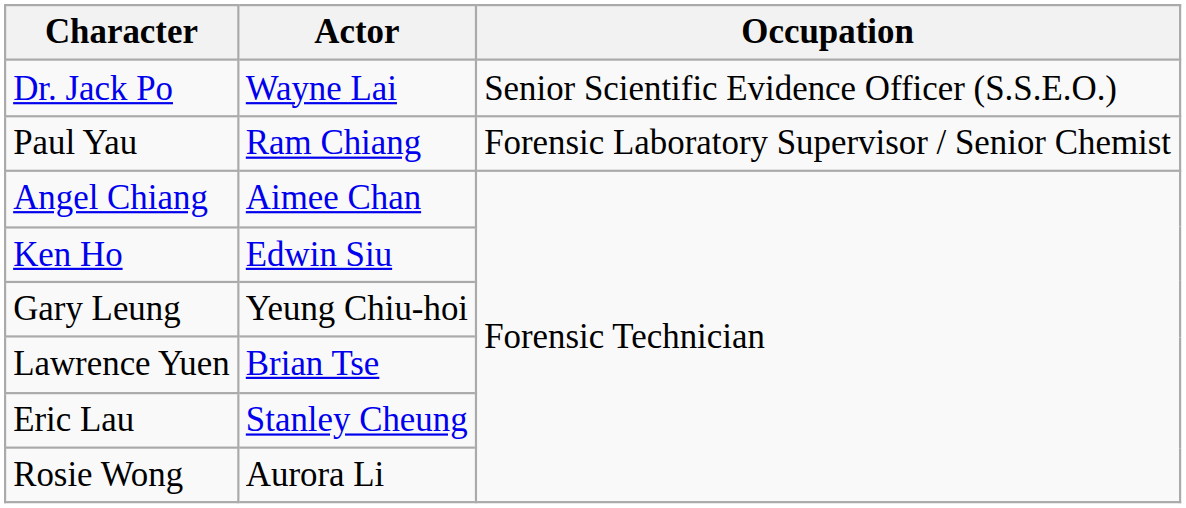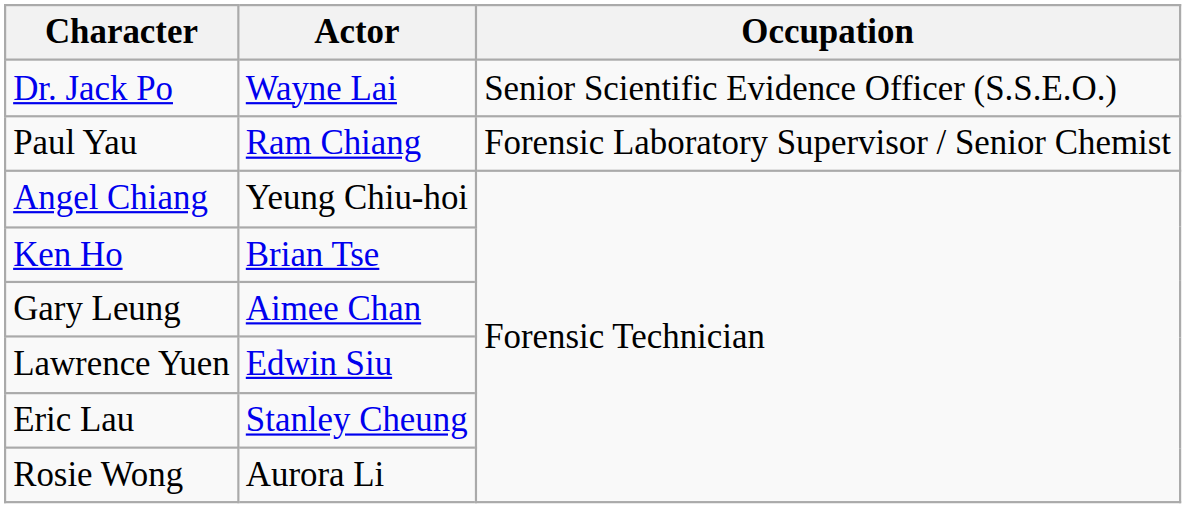(333, 198) Aimee Chan -> (357, 198) Yeung Chiu-hoi
(319, 253) Edwin Siu -> (313, 253) Brian Tse
(357, 308) Yeung Chiu-hoi -> (333, 308) Aimee Chan
(313, 364) Brian Tse -> (319, 364) Edwin Siu
